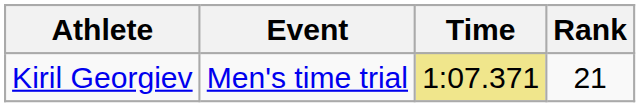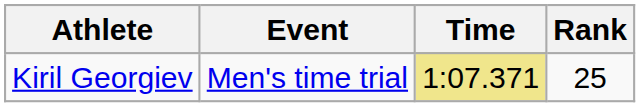(590, 77) 21 -> (590, 77) 25
